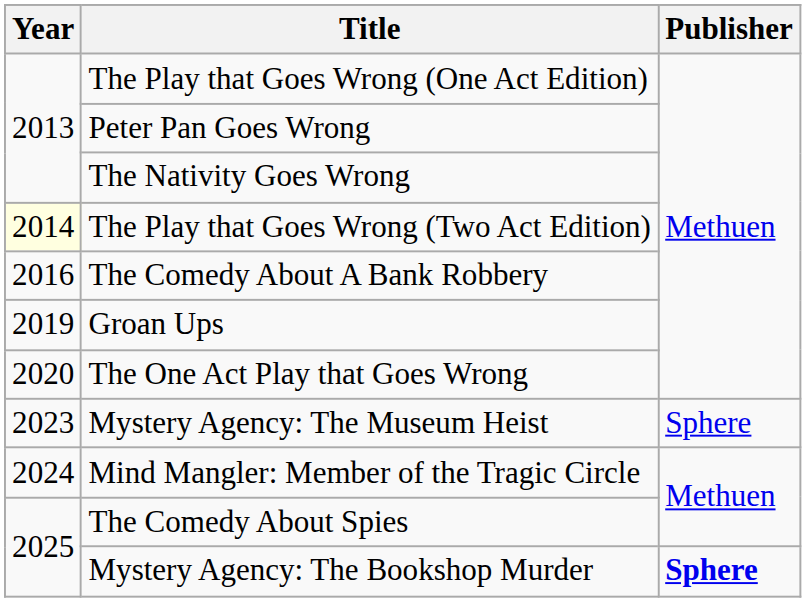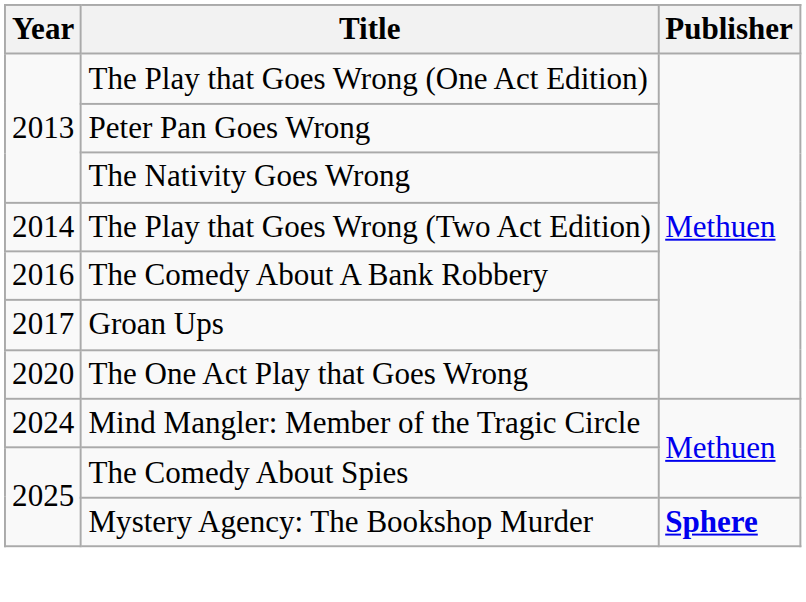(43, 226) lightyellow background -> (43, 226) no background
(43, 324) 2019 -> (43, 324) 2017
- row: (318, 422)
